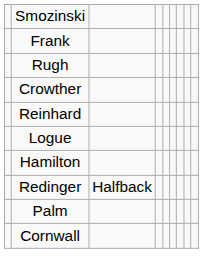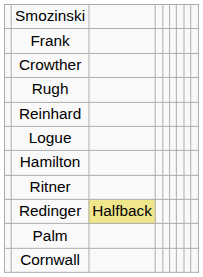rows swapped: (50, 89) <-> (50, 65)
+ row: (50, 187)
(122, 187) no background -> (122, 211) khaki background
